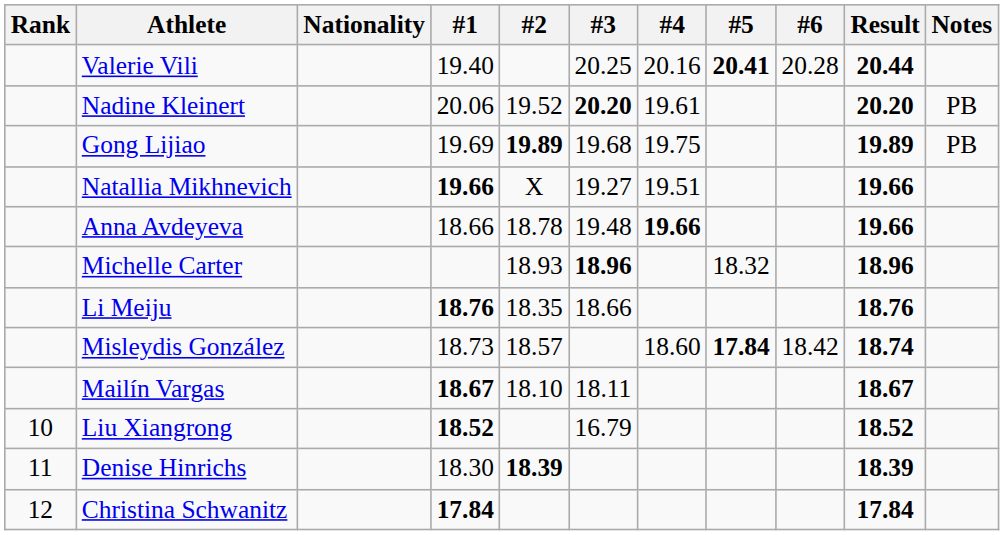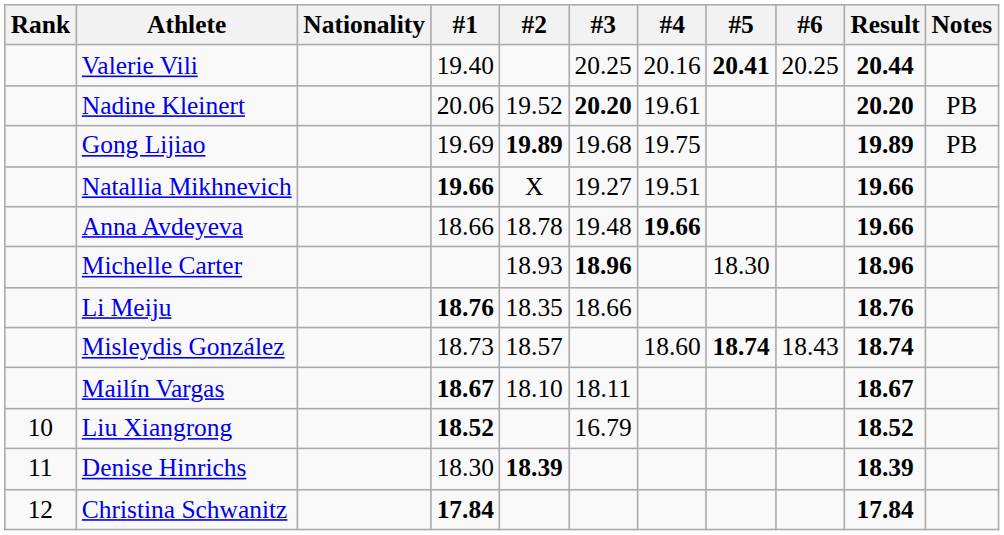(810, 65) 20.28 -> (810, 65) 20.25
(741, 266) 18.32 -> (741, 266) 18.30
(741, 347) 17.84 -> (741, 347) 18.74
(810, 347) 18.42 -> (810, 347) 18.43
